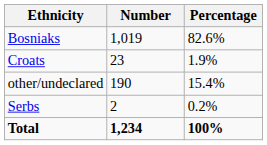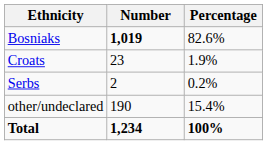(126, 38) normal -> (126, 38) bold
rows swapped: (24, 106) <-> (56, 83)
